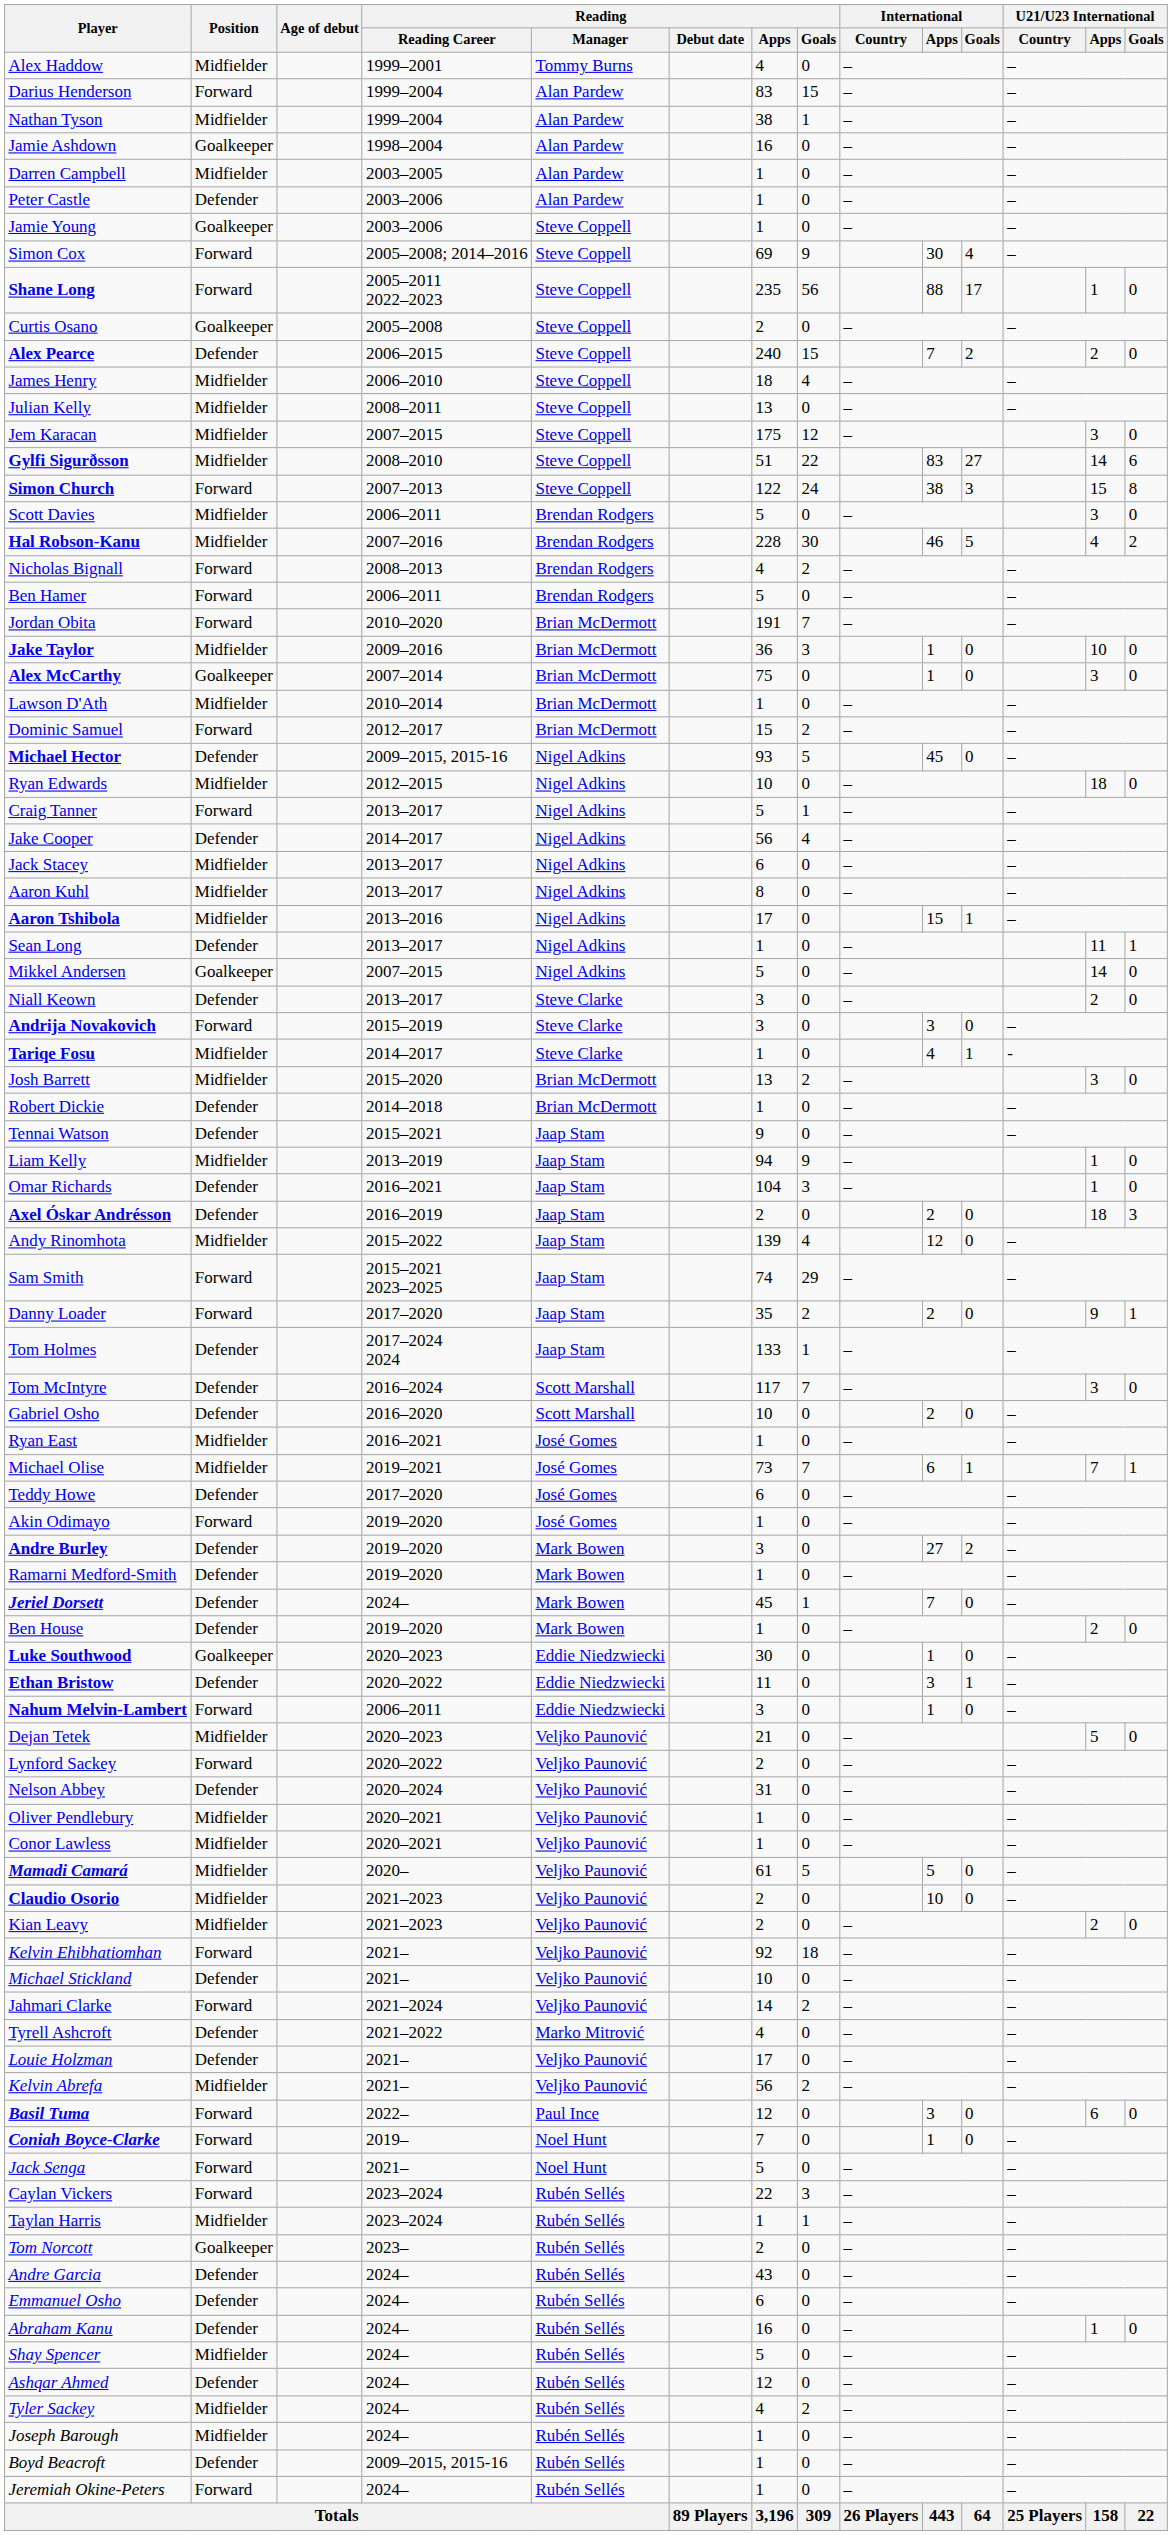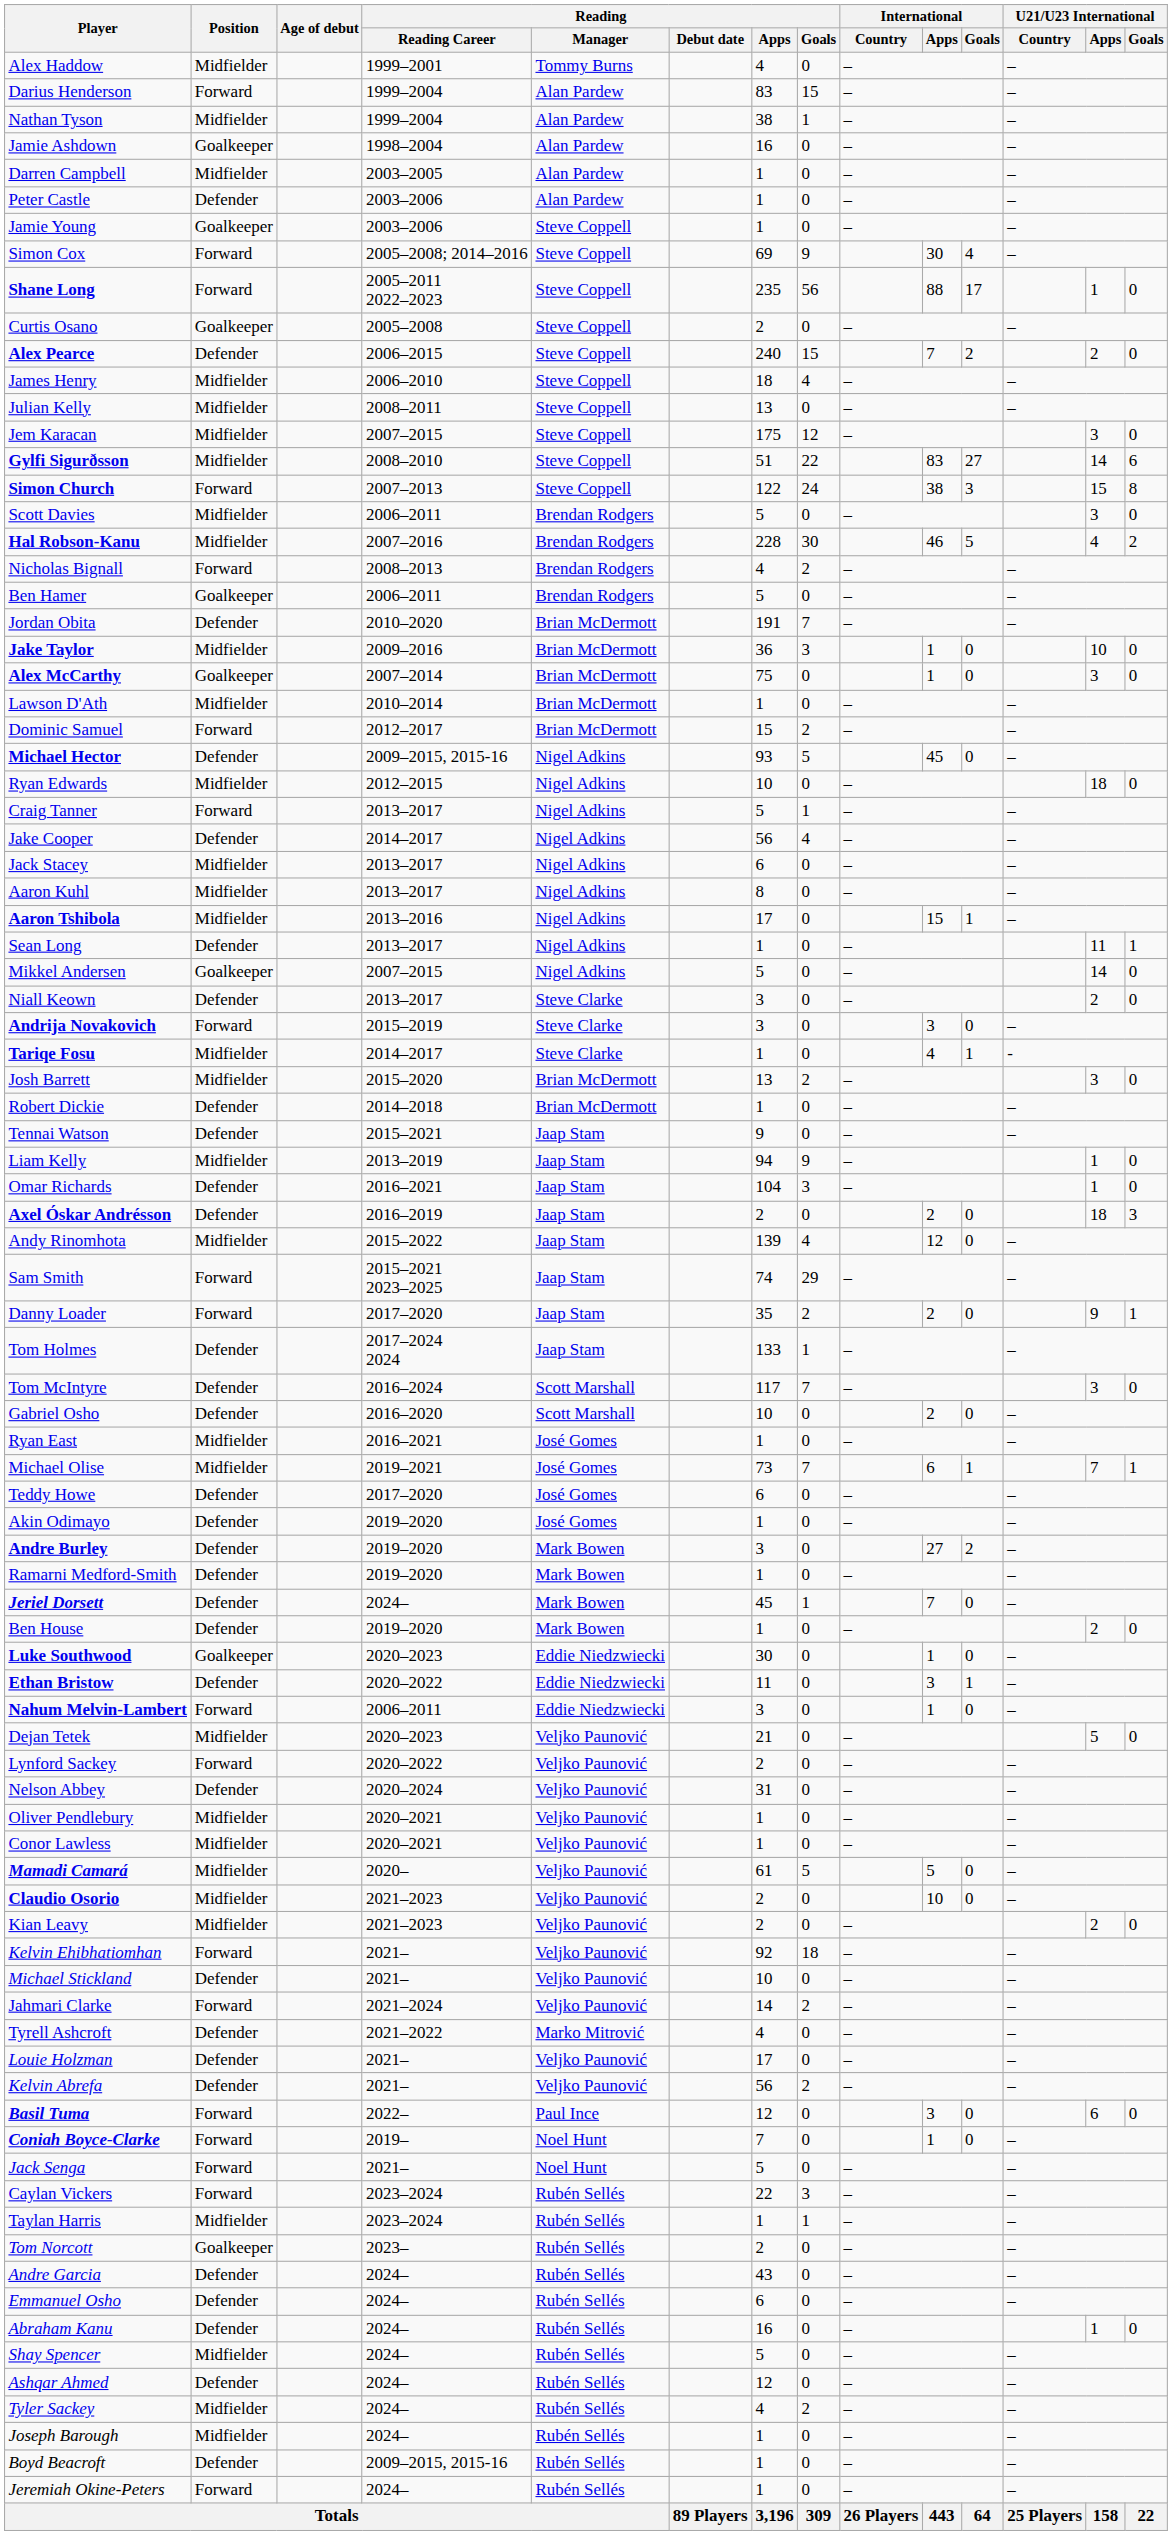(224, 595) Forward -> (234, 595) Goalkeeper
(224, 622) Forward -> (226, 622) Defender
(224, 1521) Forward -> (226, 1521) Defender
(231, 2086) Midfielder -> (226, 2086) Defender
